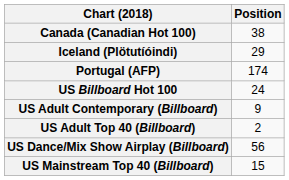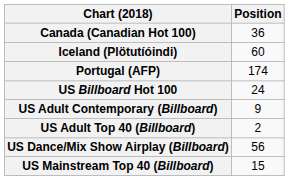(258, 33) 38 -> (258, 33) 36
(258, 52) 29 -> (258, 52) 60
